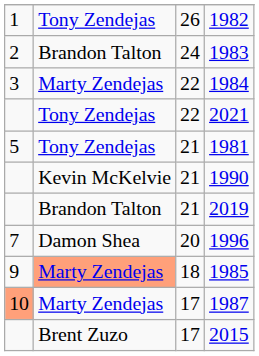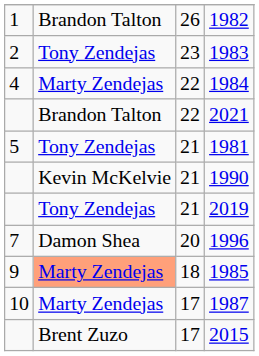(97, 20) Tony Zendejas -> (100, 20) Brandon Talton
(100, 51) Brandon Talton -> (97, 51) Tony Zendejas
(190, 51) 24 -> (190, 51) 23
(14, 83) 3 -> (14, 83) 4
(97, 114) Tony Zendejas -> (100, 114) Brandon Talton
(100, 209) Brandon Talton -> (97, 209) Tony Zendejas
(19, 303) lightsalmon background -> (19, 303) no background
